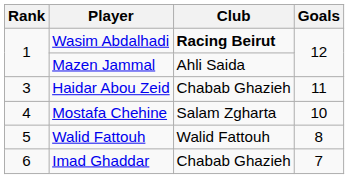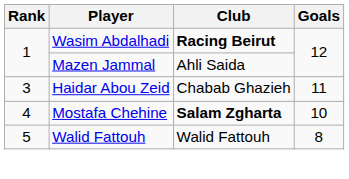(226, 112) normal -> (229, 112) bold
- row: (101, 161)
